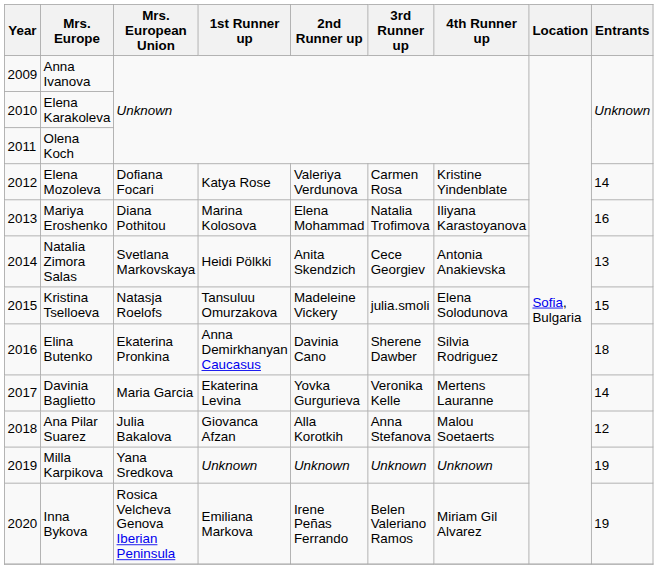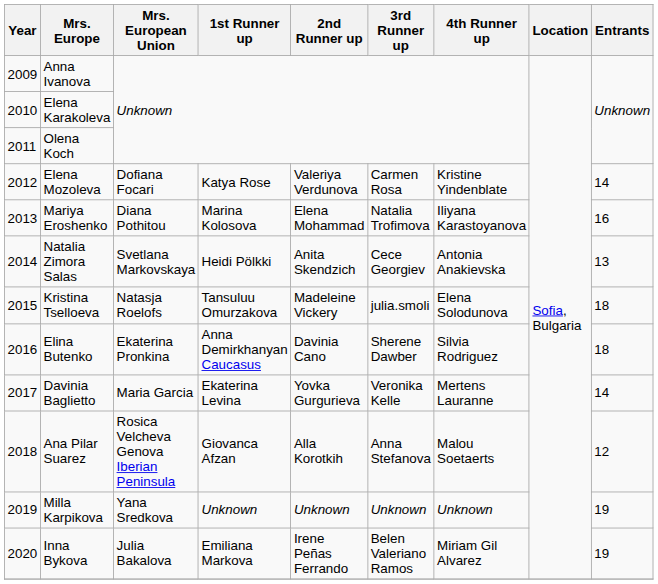(602, 306) 15 -> (602, 306) 18
(144, 429) Julia Bakalova -> (146, 451) Rosica Velcheva Genova Iberian Peninsula
(146, 524) Rosica Velcheva Genova Iberian Peninsula -> (144, 554) Julia Bakalova
